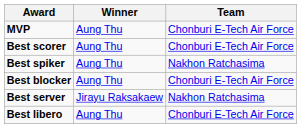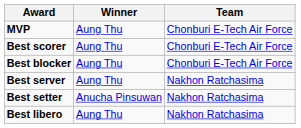- row: (36, 64)
(120, 98) Jirayu Raksakaew -> (99, 81) Aung Thu
+ row: (35, 98)
(231, 115) Chonburi E-Tech Air Force -> (215, 115) Nakhon Ratchasima
